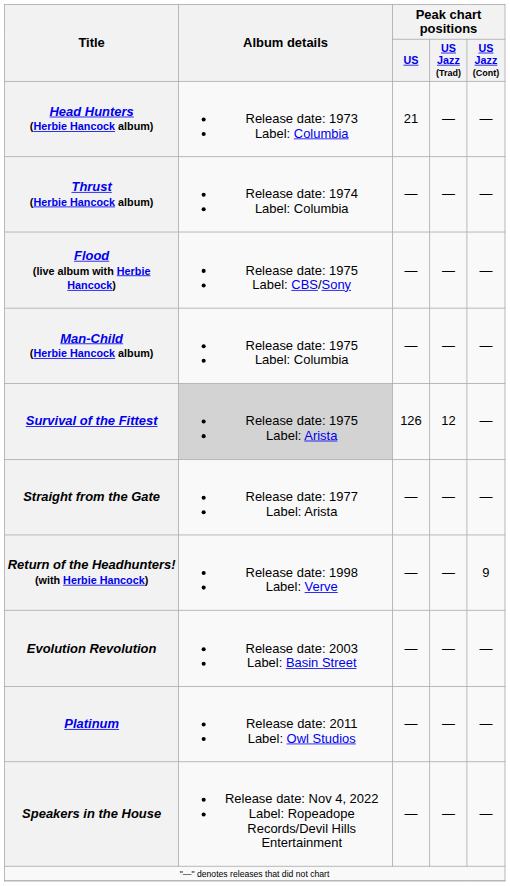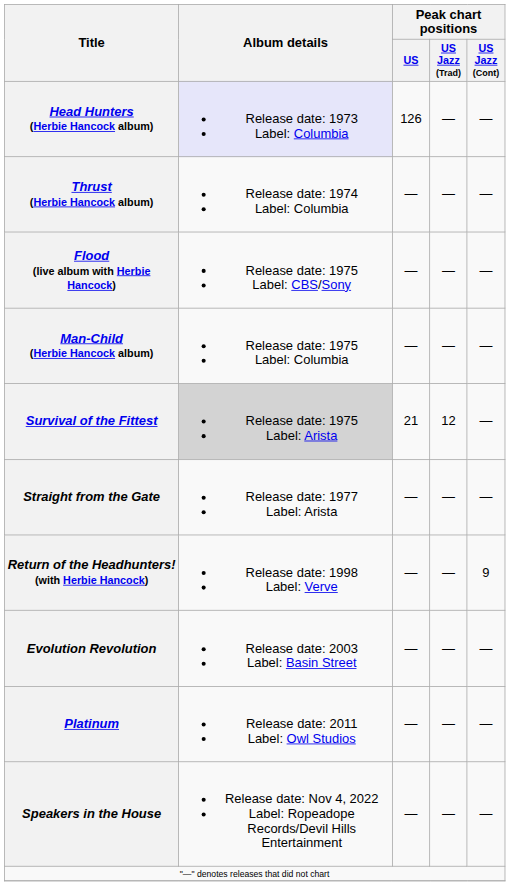(286, 126) no background -> (286, 126) lavender background
(411, 119) 21 -> (411, 119) 126
(411, 421) 126 -> (411, 421) 21
